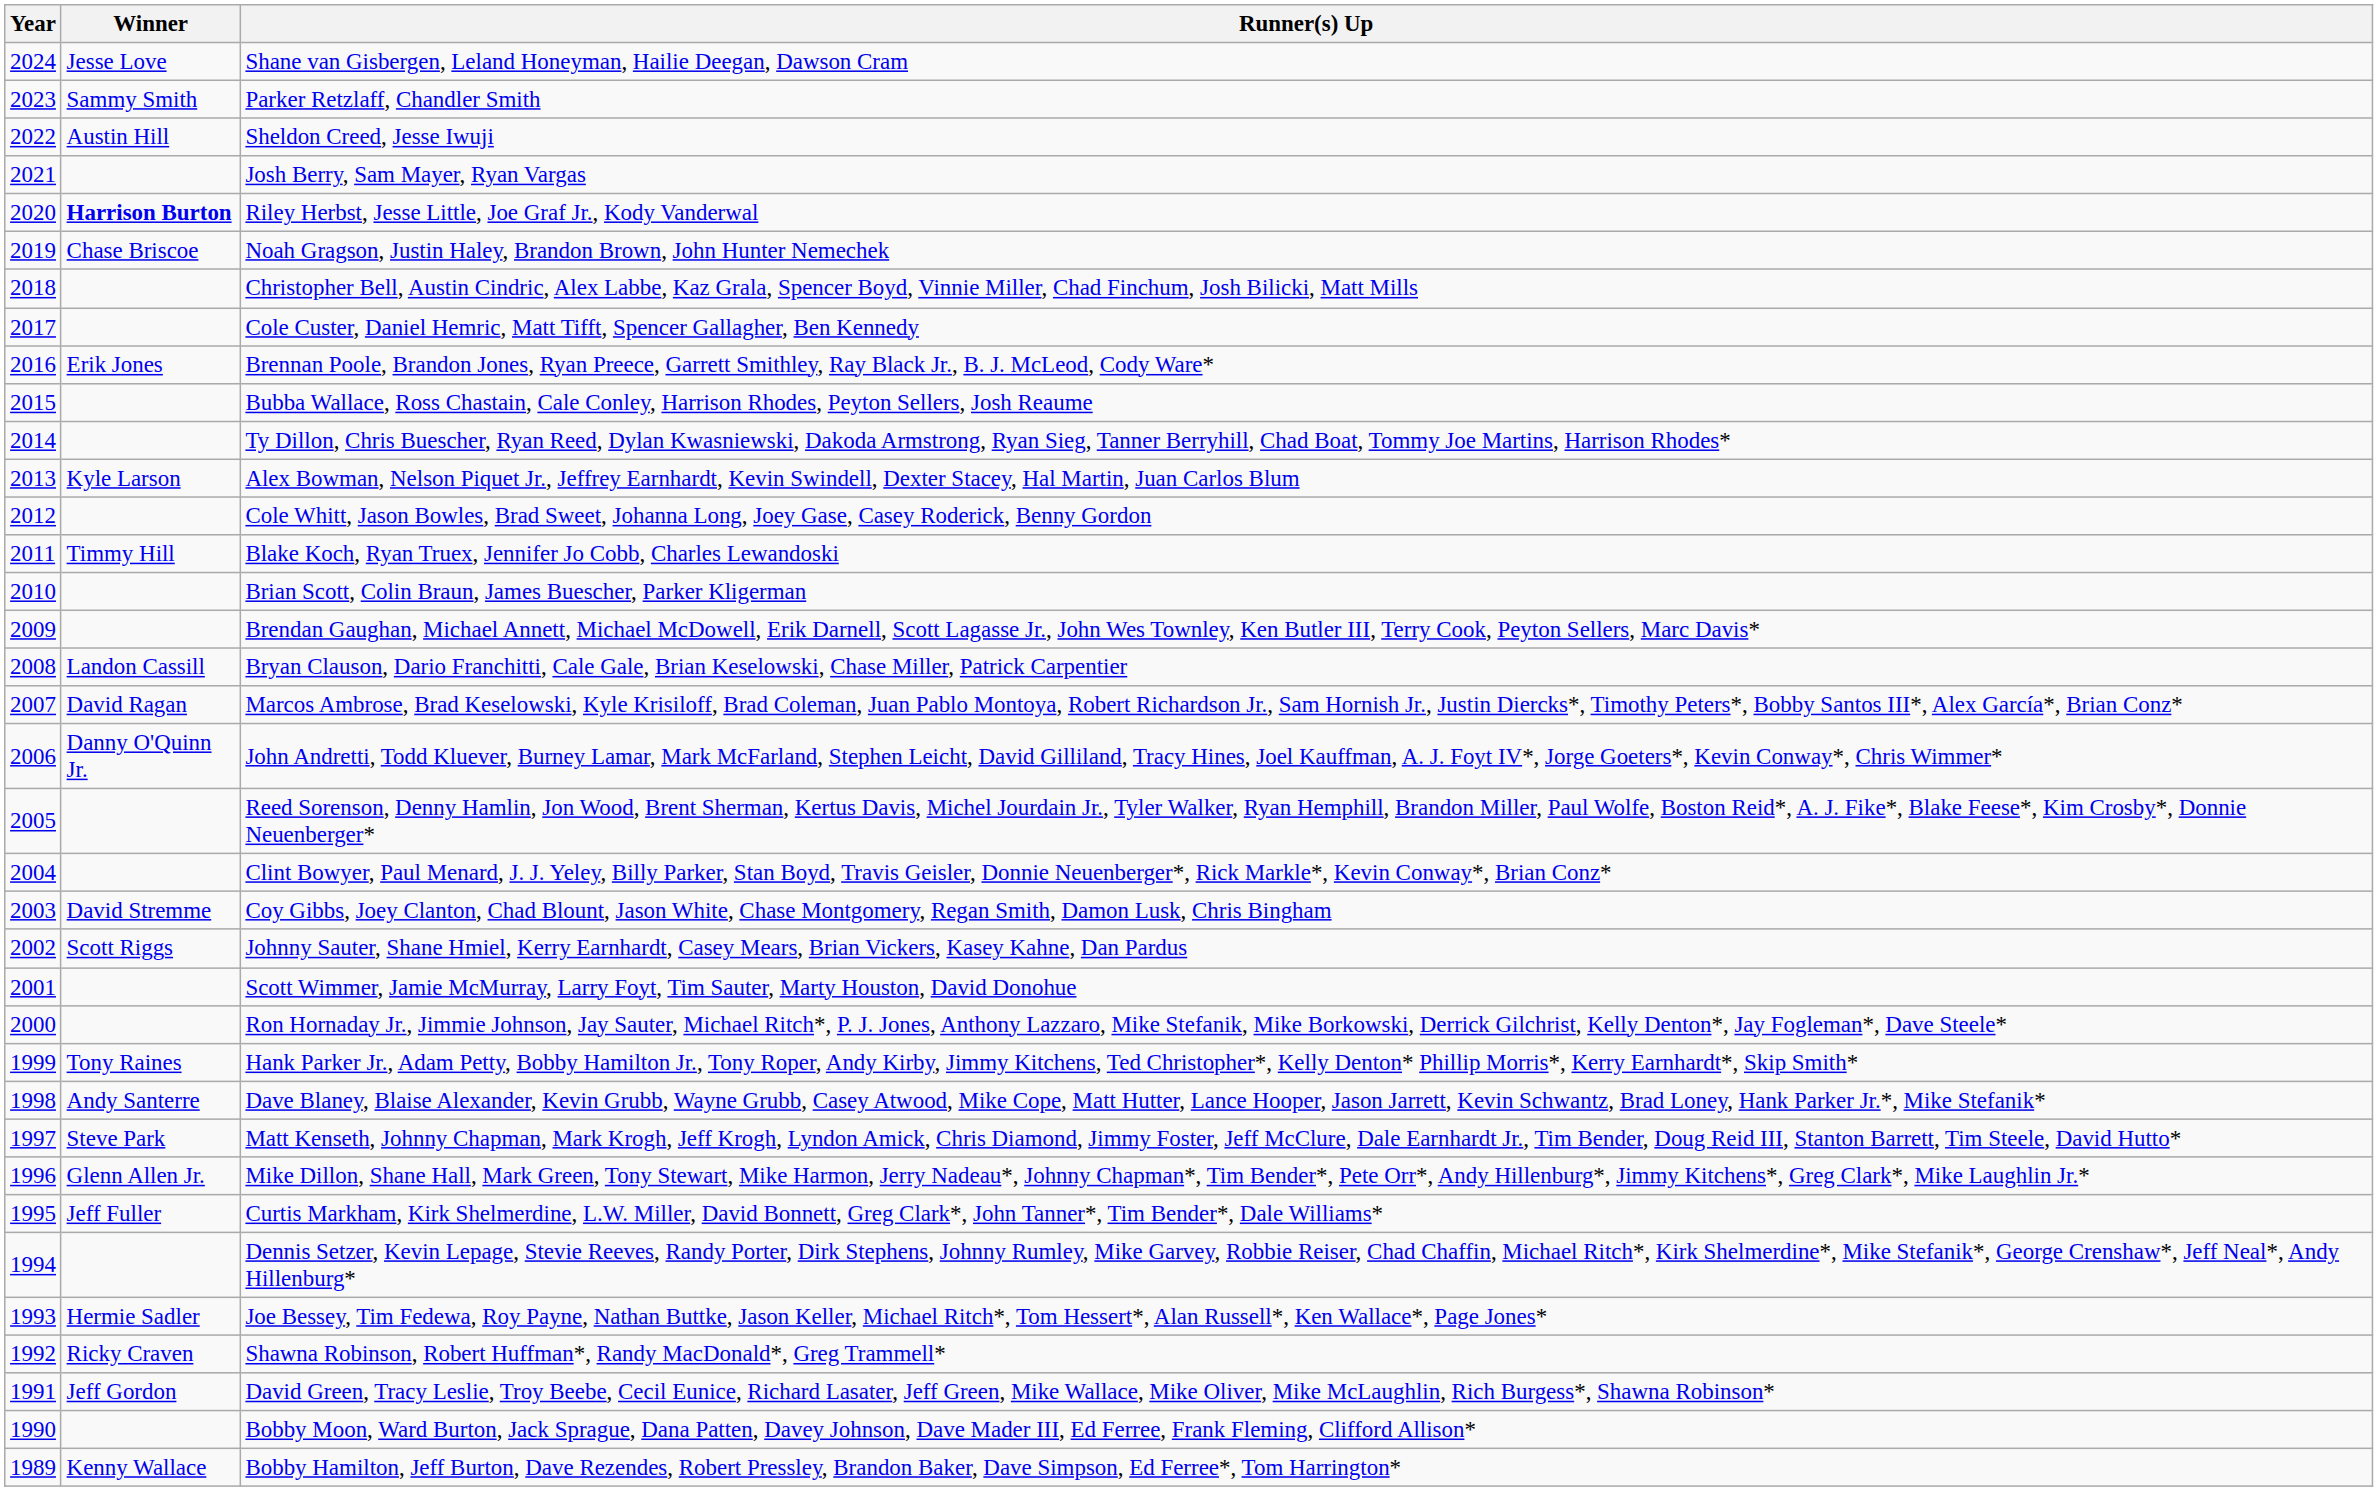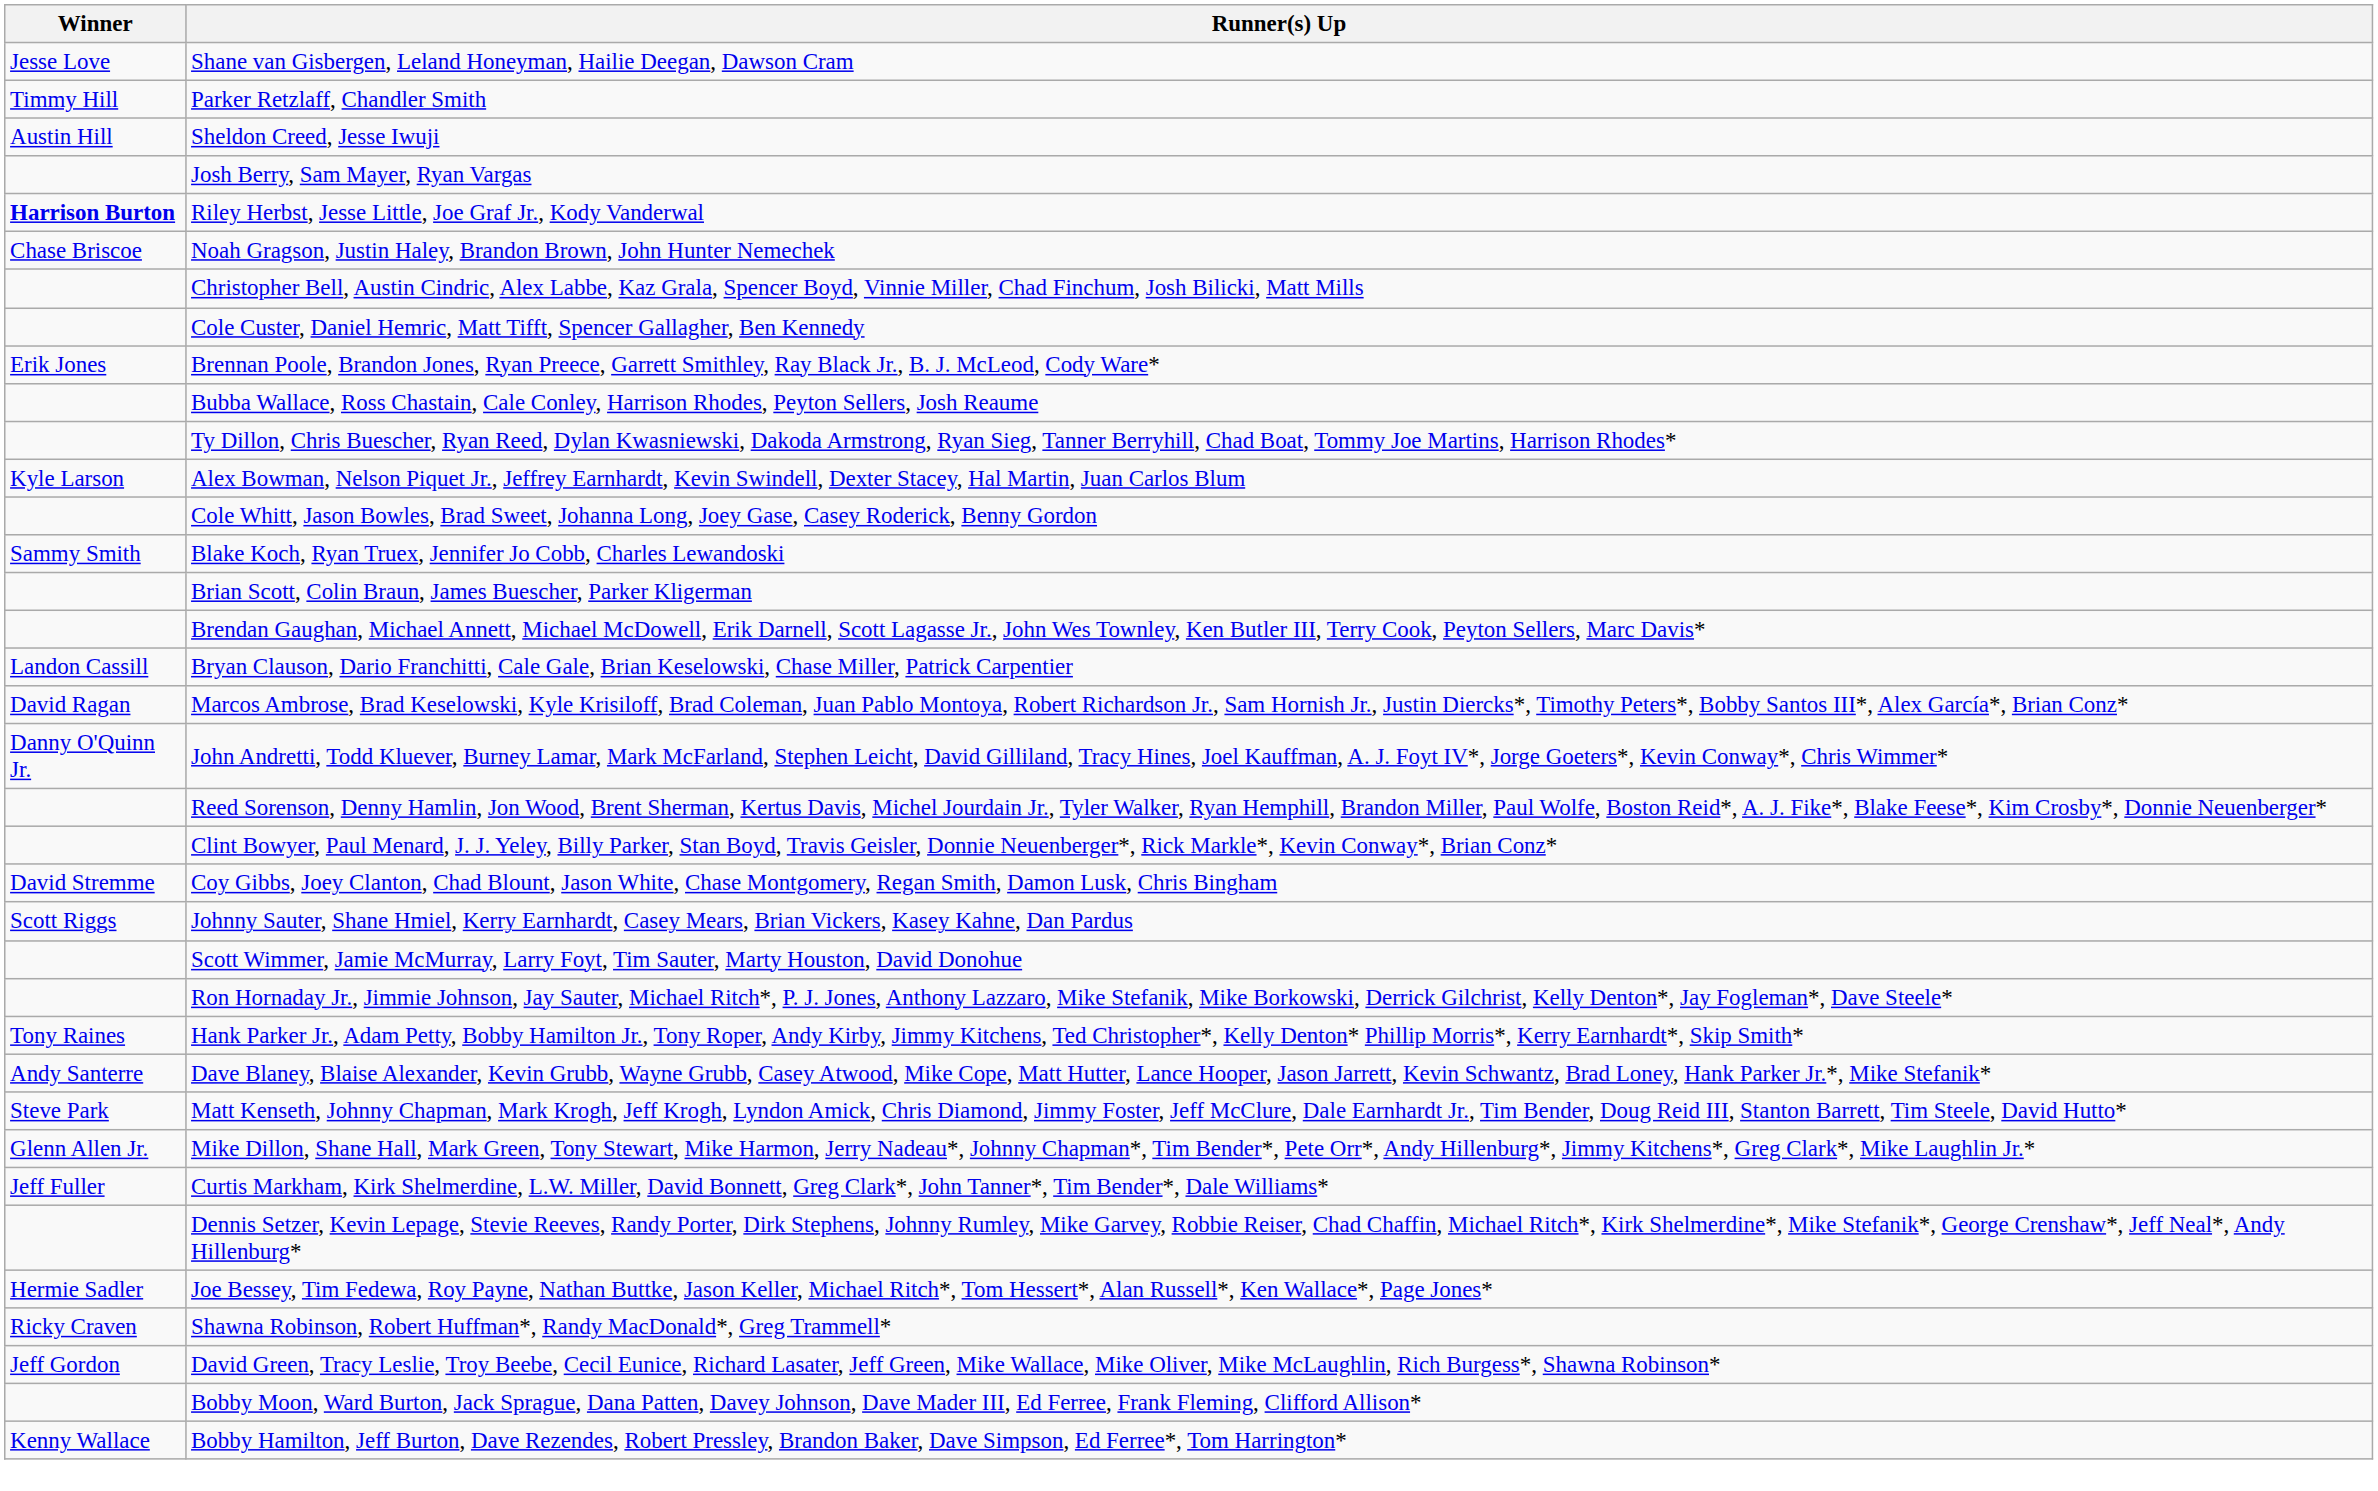- column: (33, 23)
(132, 99) Sammy Smith -> (64, 99) Timmy Hill
(121, 553) Timmy Hill -> (75, 553) Sammy Smith
